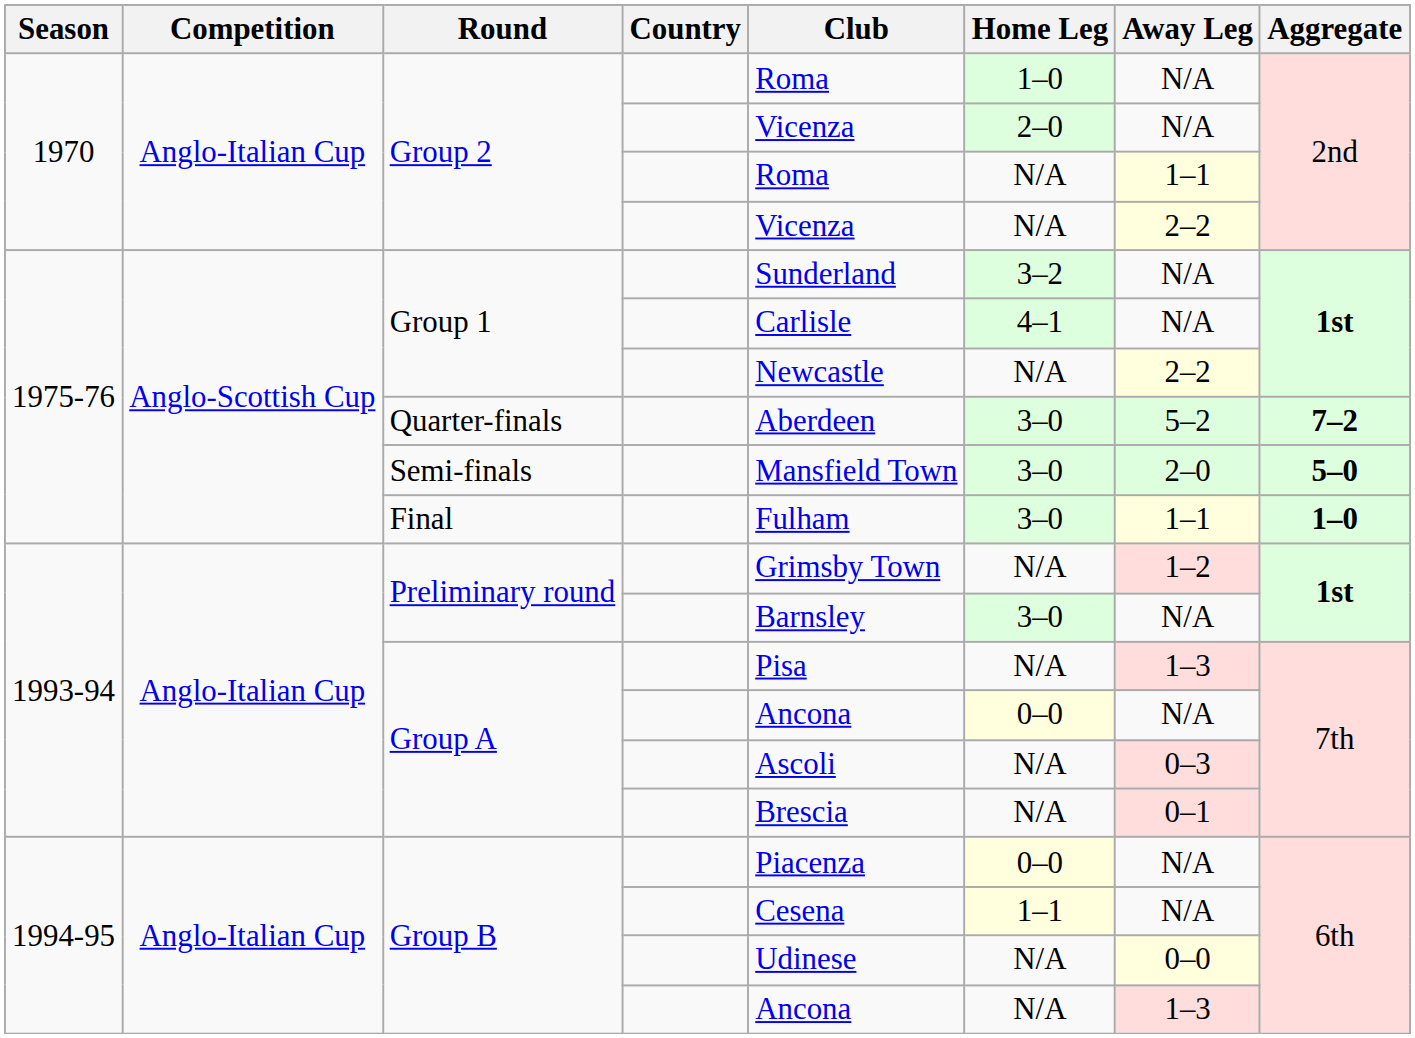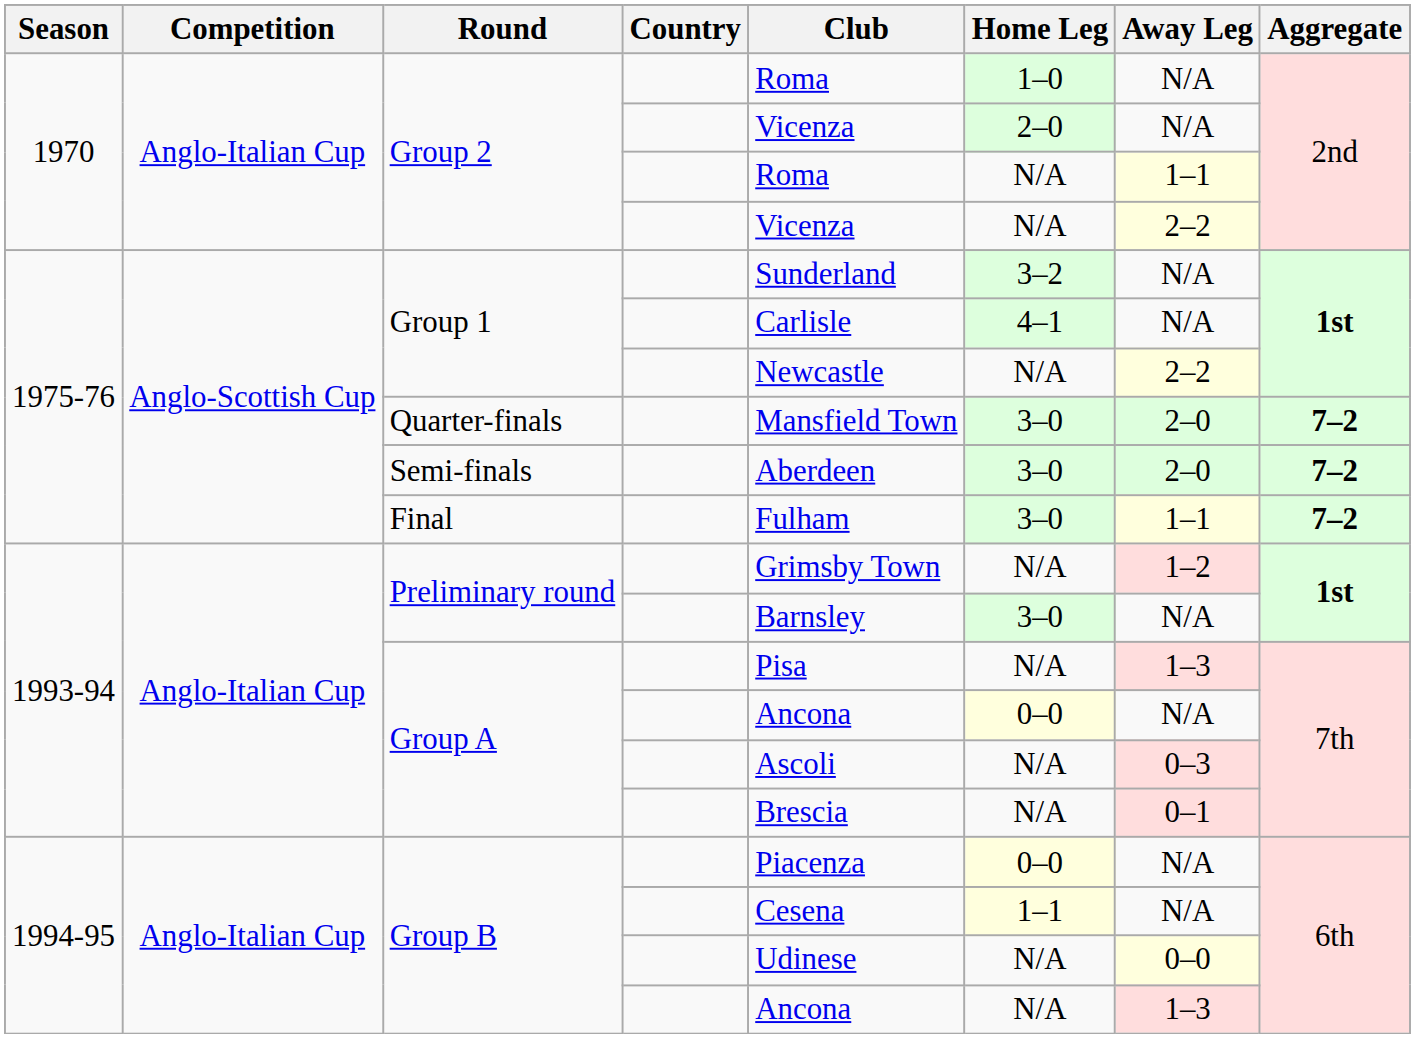(815, 420) Aberdeen -> (856, 420) Mansfield Town
(1188, 420) 5–2 -> (1188, 420) 2–0
(856, 469) Mansfield Town -> (815, 469) Aberdeen
(1335, 469) 5–0 -> (1335, 469) 7–2
(1335, 518) 1–0 -> (1335, 518) 7–2
